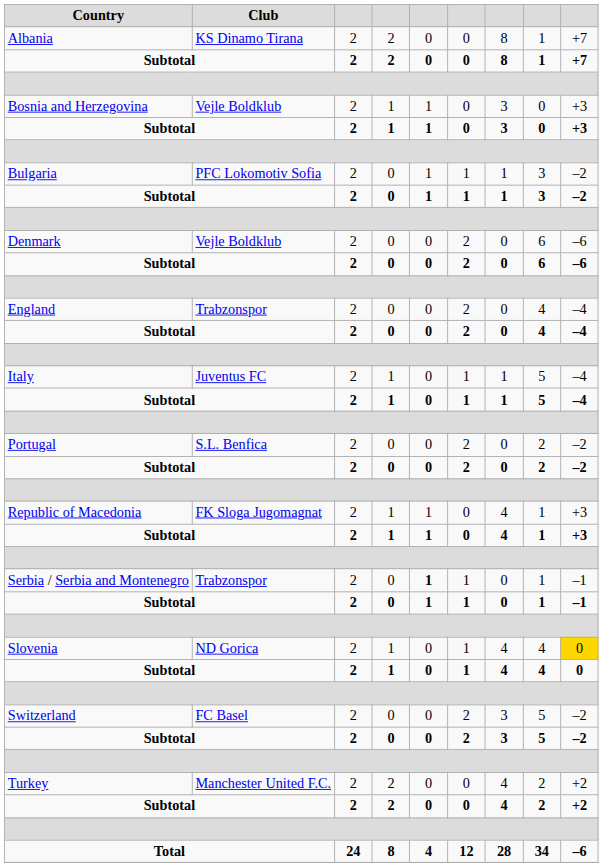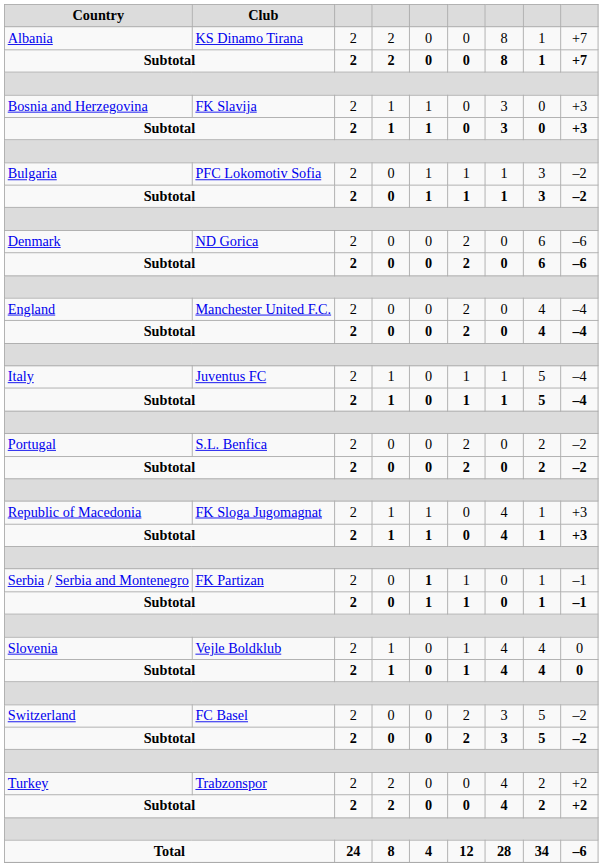(238, 106) Vejle Boldklub -> (226, 106) FK Slavija
(238, 241) Vejle Boldklub -> (227, 241) ND Gorica
(231, 309) Trabzonspor -> (263, 309) Manchester United F.C.
(231, 580) Trabzonspor -> (230, 580) FK Partizan
(227, 648) ND Gorica -> (238, 648) Vejle Boldklub
(580, 648) gold background -> (580, 648) no background
(263, 783) Manchester United F.C. -> (231, 783) Trabzonspor
